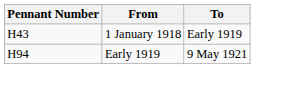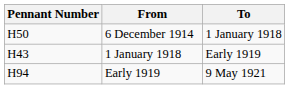+ row: (152, 34)
